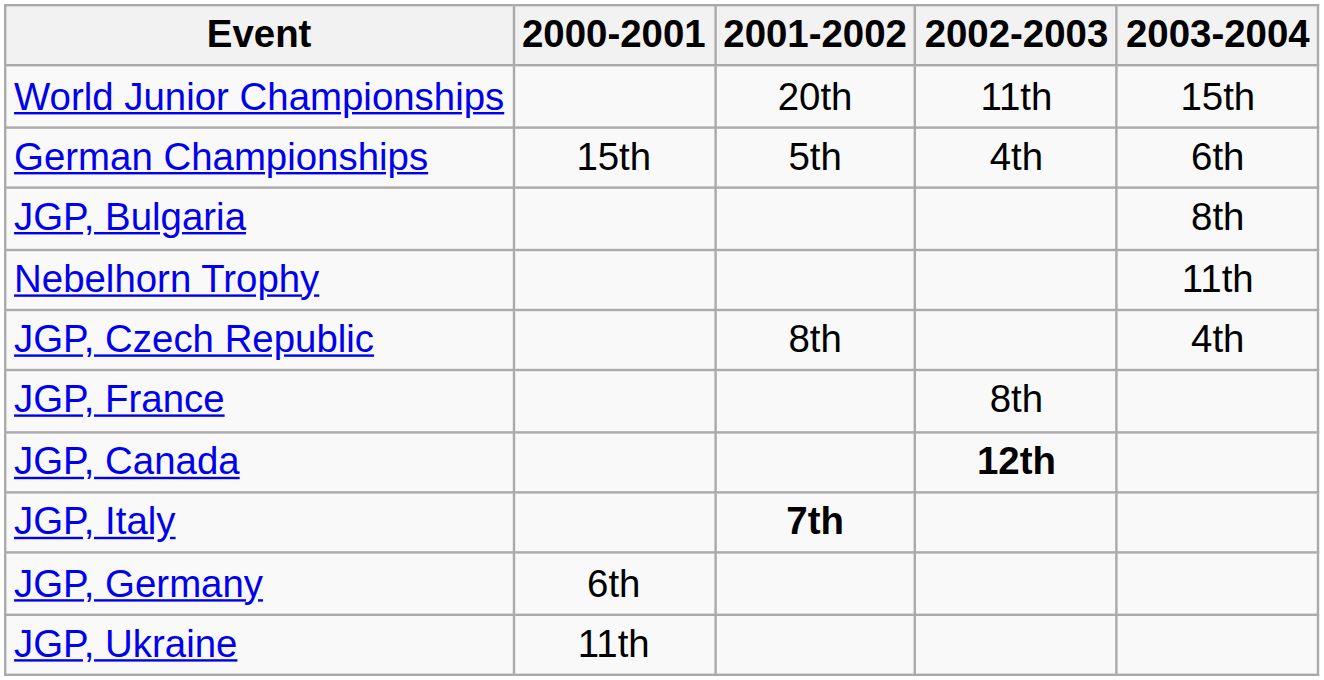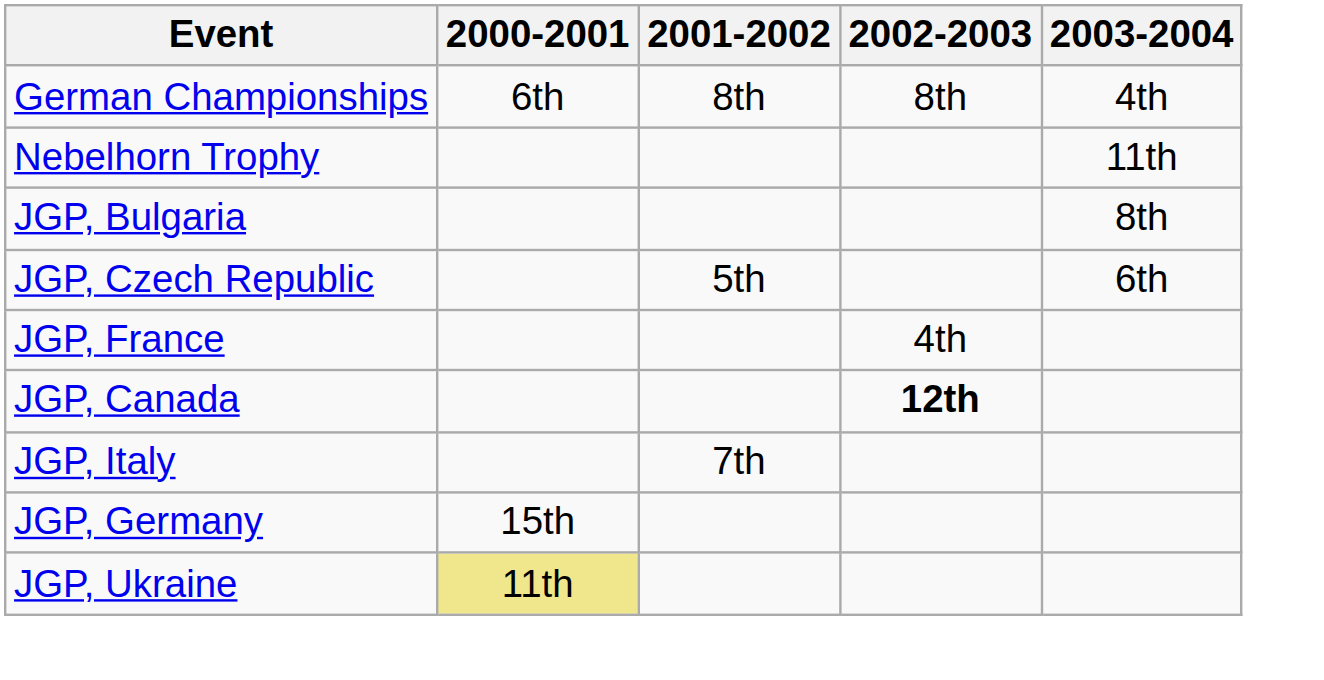- row: (259, 95)
(614, 156) 15th -> (538, 95) 6th
(815, 156) 5th -> (739, 95) 8th
(1016, 156) 4th -> (940, 95) 8th
(1218, 156) 6th -> (1142, 95) 4th
rows swapped: (167, 278) <-> (130, 217)
(815, 339) 8th -> (739, 278) 5th
(1218, 339) 4th -> (1142, 278) 6th
(1016, 400) 8th -> (940, 339) 4th
(815, 522) bold -> (739, 461) normal
(614, 583) 6th -> (538, 522) 15th
(614, 643) no background -> (538, 583) khaki background
